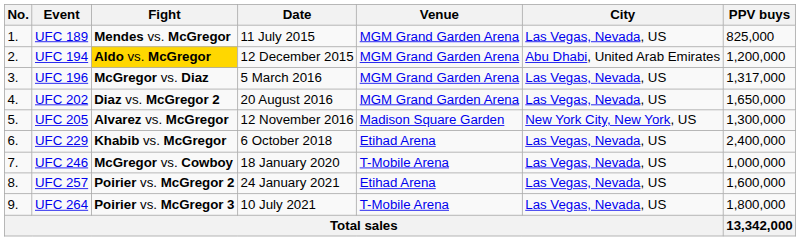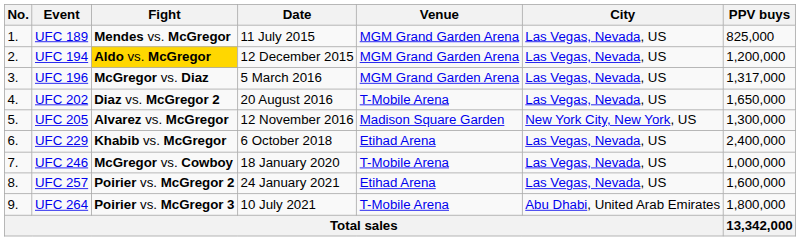(623, 57) Abu Dhabi, United Arab Emirates -> (596, 57) Las Vegas, Nevada, US
(439, 99) MGM Grand Garden Arena -> (404, 99) T-Mobile Arena
(596, 204) Las Vegas, Nevada, US -> (623, 204) Abu Dhabi, United Arab Emirates
